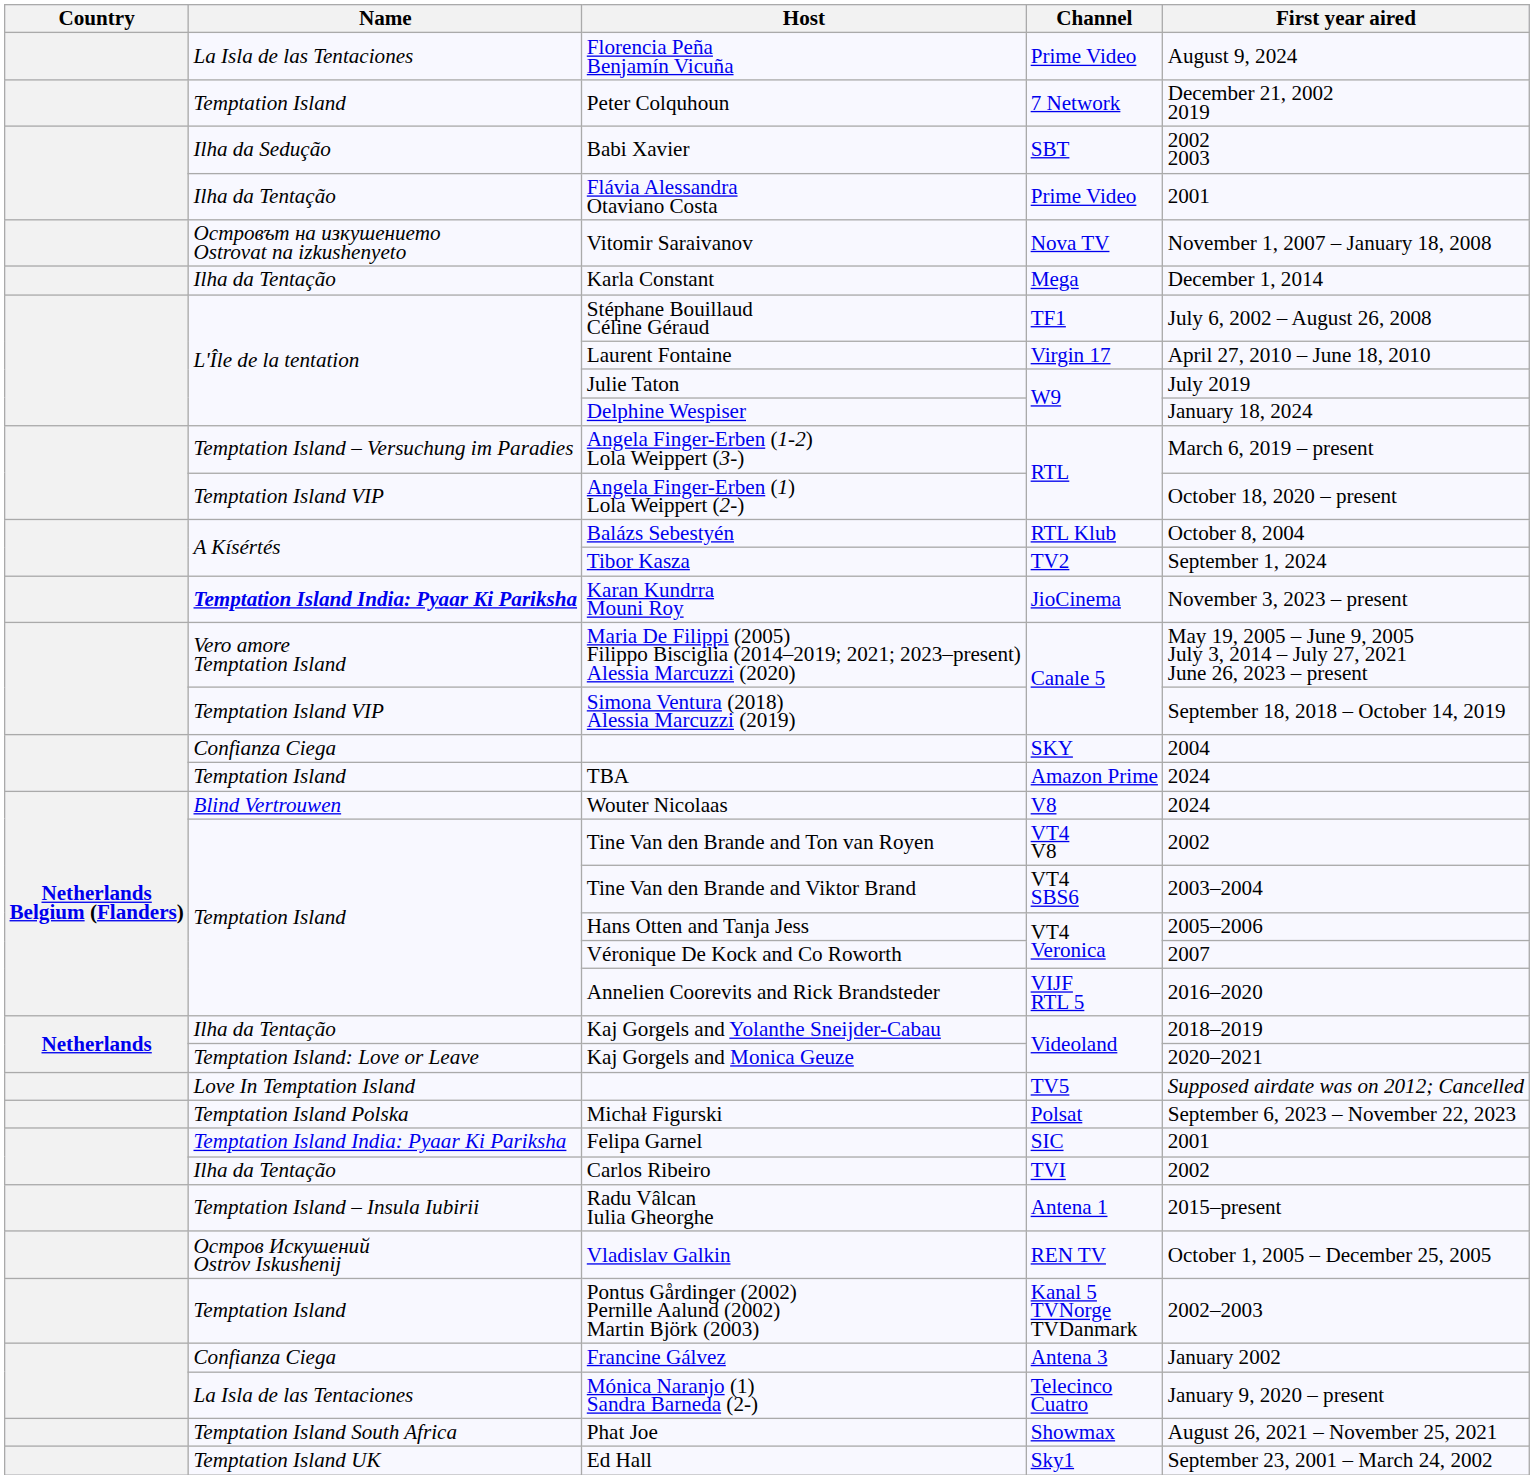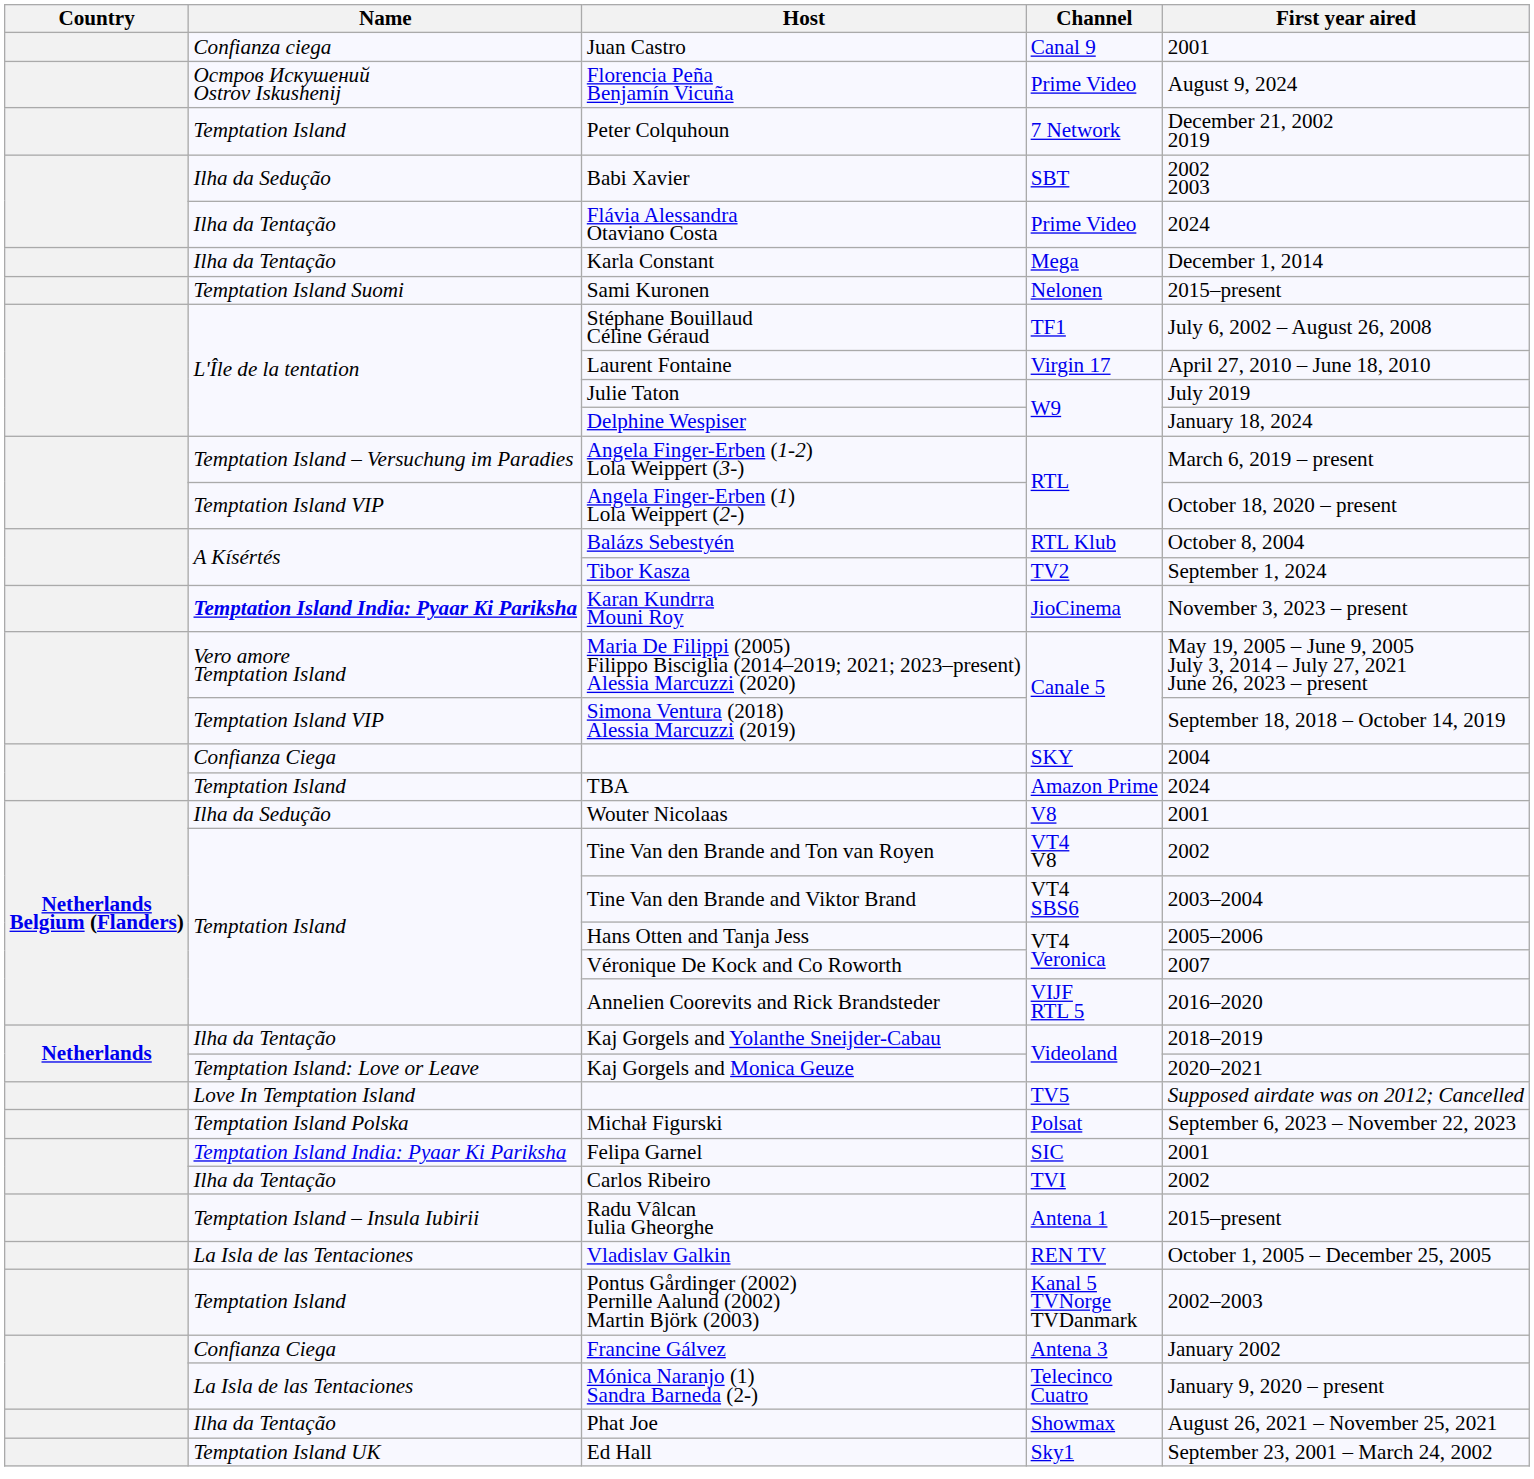+ row: (636, 46)
(303, 56) La Isla de las Tentaciones -> (282, 84) Остров Искушений Ostrov Iskushenij
(1189, 196) 2001 -> (1189, 224) 2024
- row: (670, 242)
+ row: (648, 290)
(267, 804) Blind Vertrouwen -> (262, 814) Ilha da Sedução
(1189, 804) 2024 -> (1189, 814) 2001
(282, 1254) Остров Искушений Ostrov Iskushenij -> (303, 1255) La Isla de las Tentaciones
(325, 1432) Temptation Island South Africa -> (265, 1423) Ilha da Tentação
